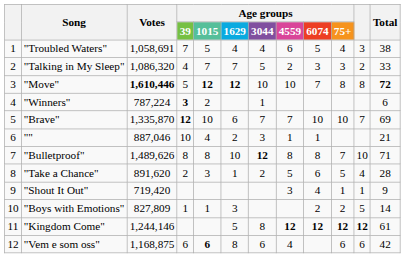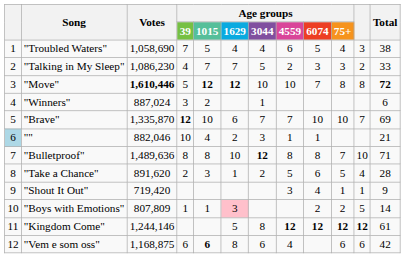(152, 48) 1,058,691 -> (152, 48) 1,058,690
(152, 66) 1,086,320 -> (152, 66) 1,086,230
(152, 102) 787,224 -> (152, 102) 887,024
(185, 102) bold -> (185, 102) normal
(13, 137) no background -> (13, 137) lightblue background
(152, 137) 887,046 -> (152, 137) 882,046
(152, 155) 1,489,626 -> (152, 155) 1,489,636
(152, 208) 827,809 -> (152, 208) 807,809
(235, 208) no background -> (235, 208) pink background
